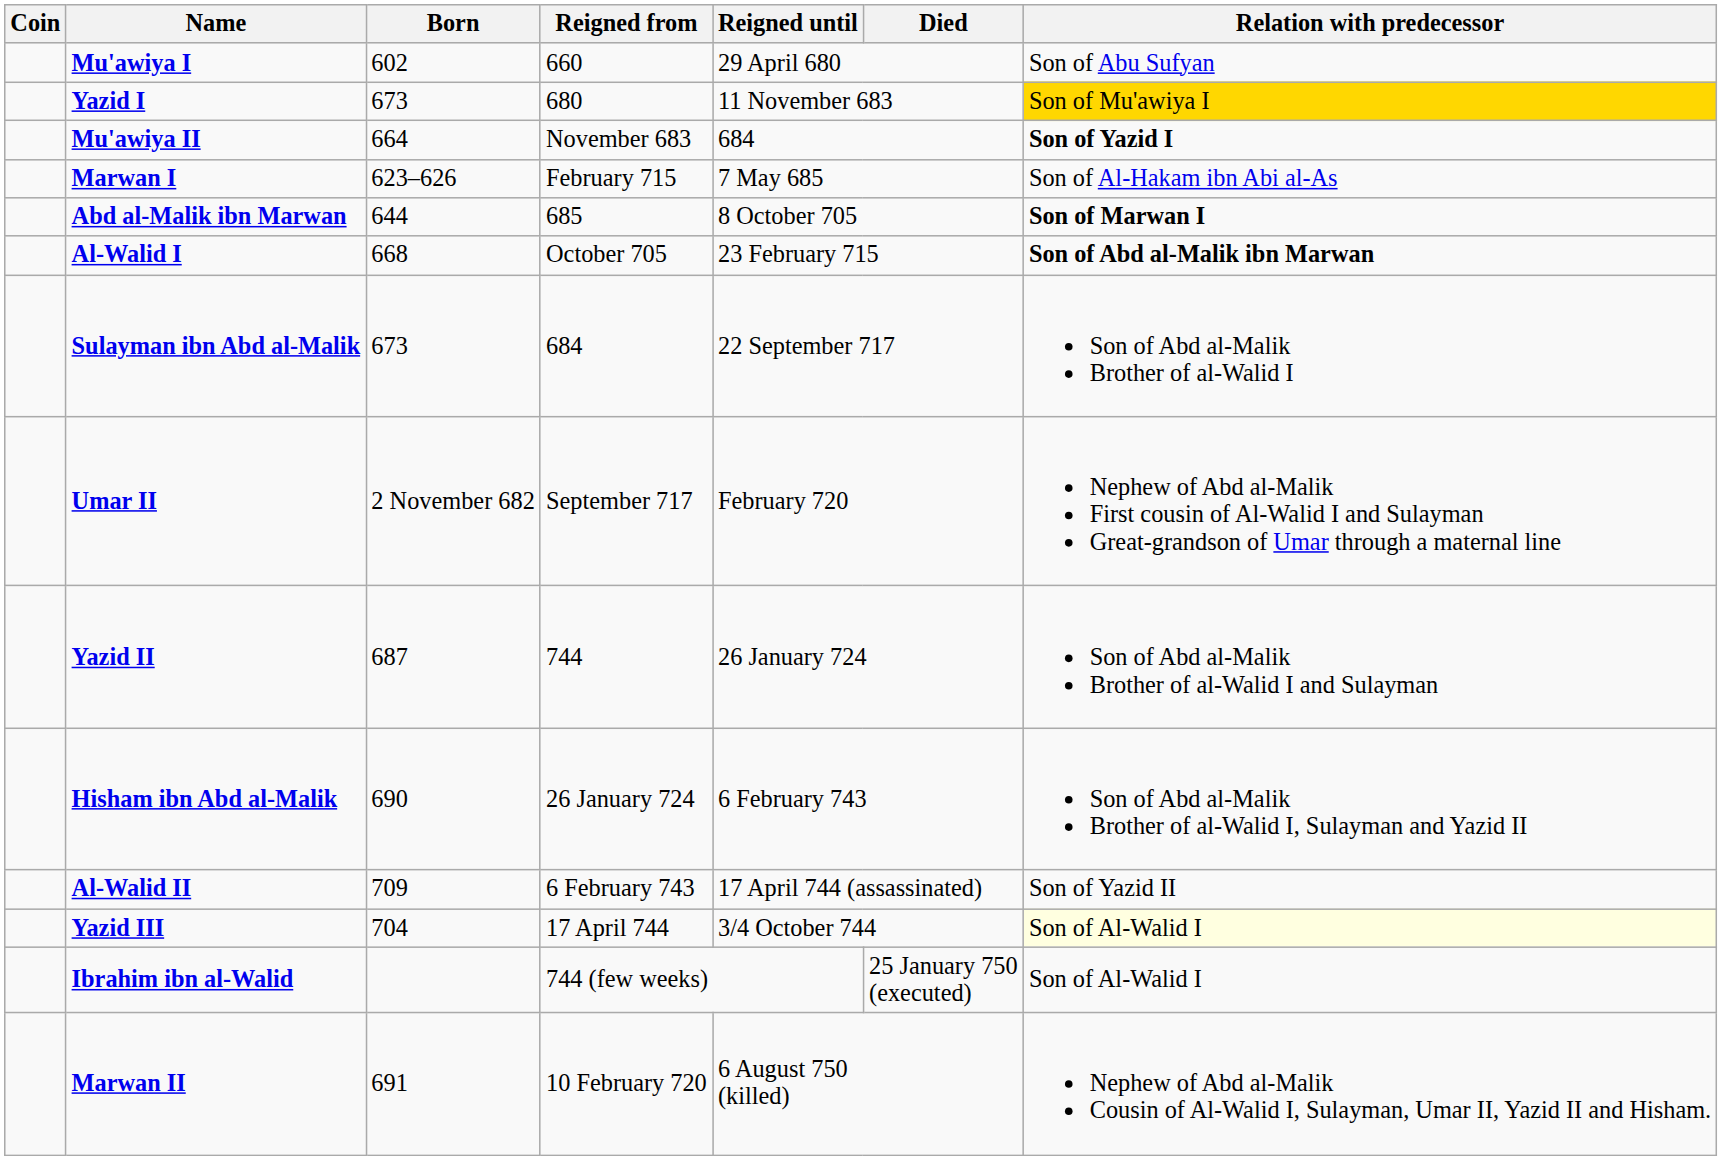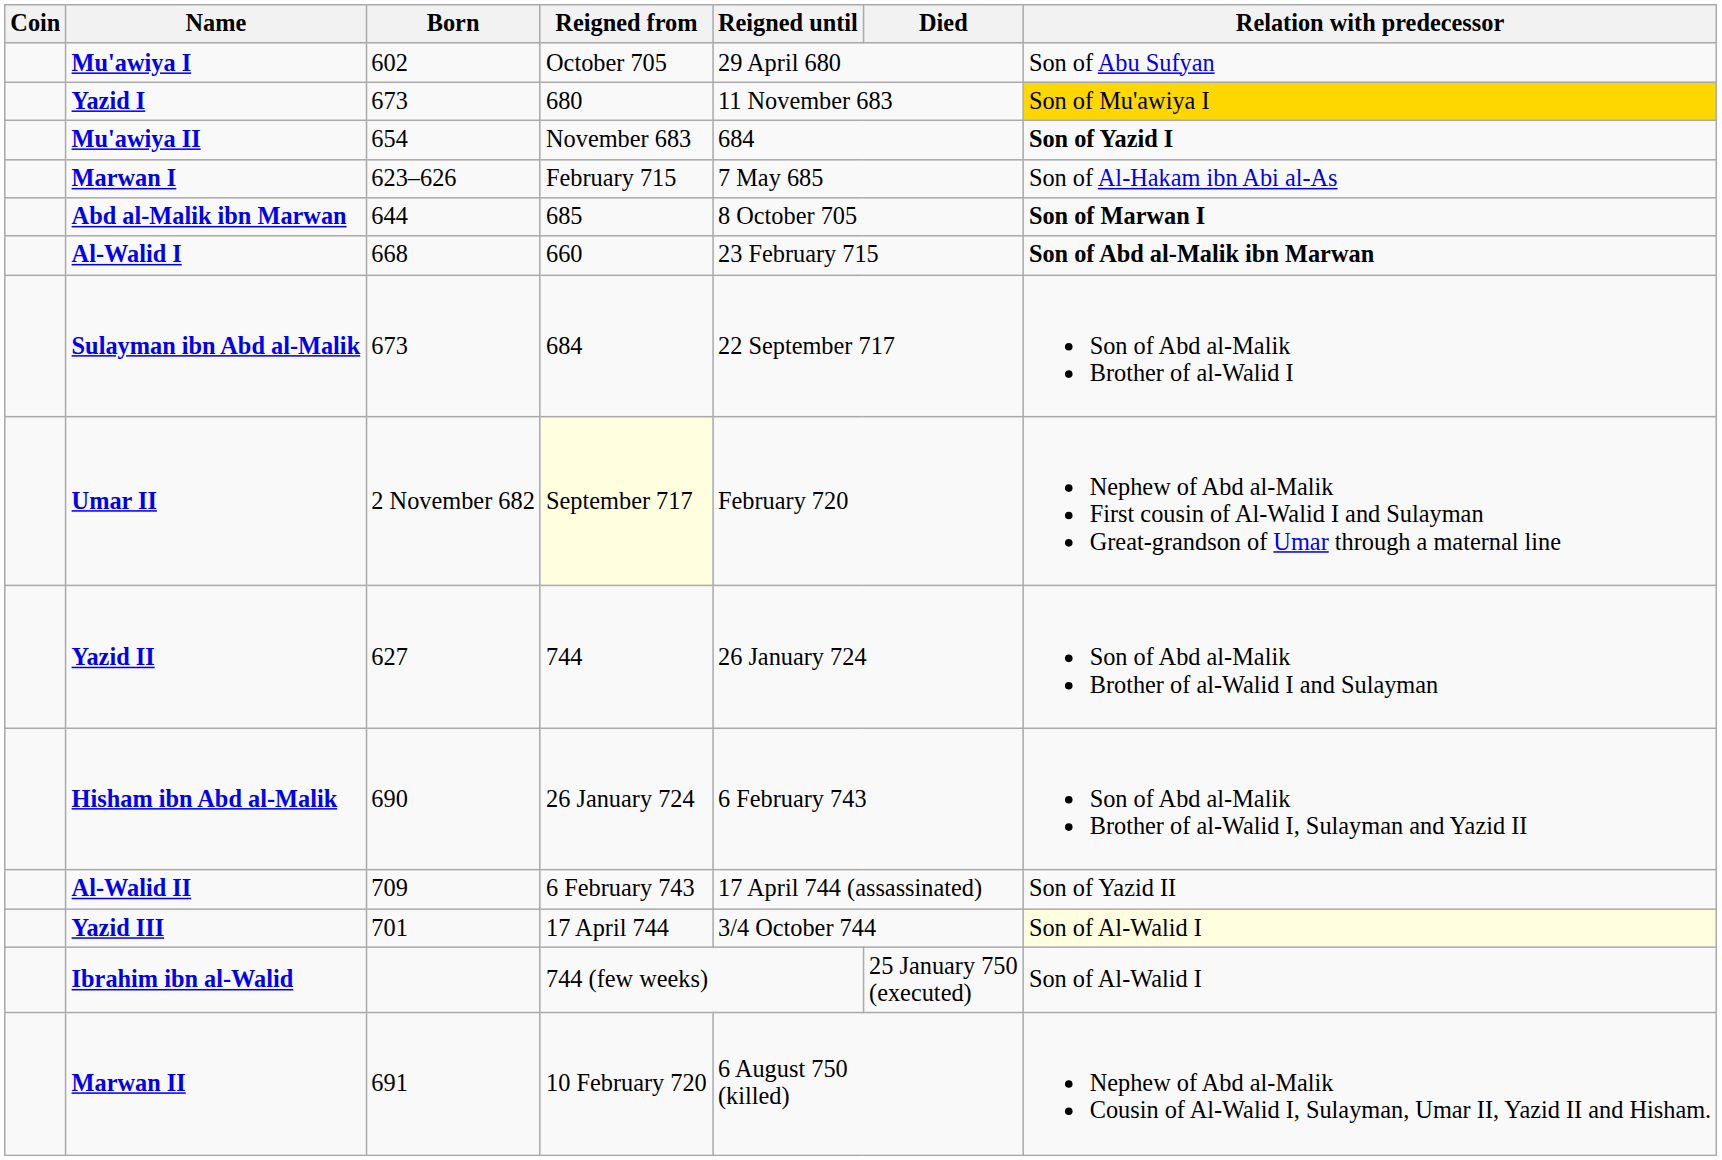(564, 62) 660 -> (606, 62) October 705
(390, 139) 664 -> (390, 139) 654
(606, 255) October 705 -> (564, 255) 660
(619, 501) no background -> (619, 501) lightyellow background
(390, 656) 687 -> (390, 656) 627
(390, 927) 704 -> (390, 927) 701
